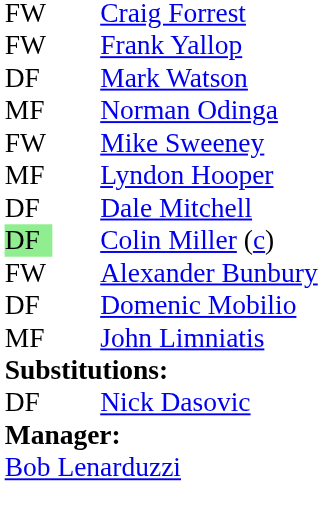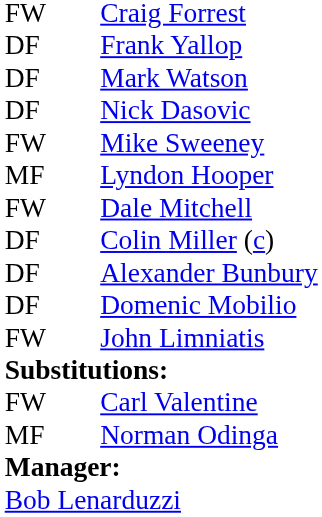(25, 45) FW -> (22, 45) DF
rows swapped: (175, 402) <-> (189, 110)
(22, 207) DF -> (25, 207) FW
(22, 240) lightgreen background -> (22, 240) no background
(25, 272) FW -> (22, 272) DF
(25, 337) MF -> (25, 337) FW
+ row: (179, 402)
